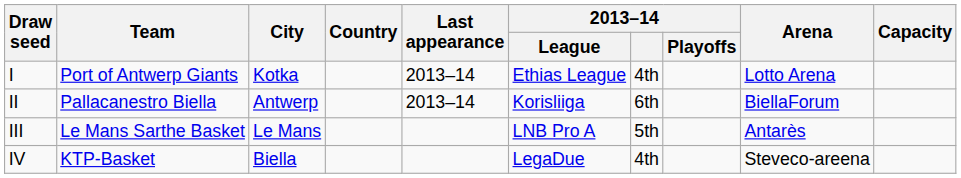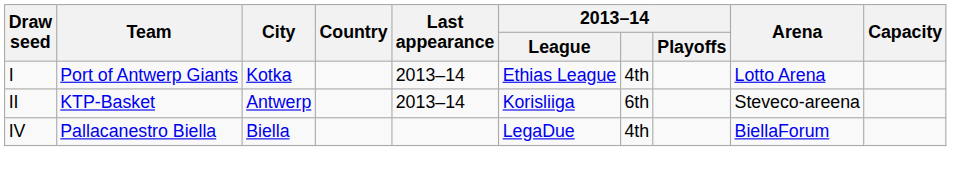(138, 103) Pallacanestro Biella -> (108, 103) KTP-Basket
(792, 103) BiellaForum -> (797, 103) Steveco-areena
- row: (30, 131)
(108, 159) KTP-Basket -> (138, 131) Pallacanestro Biella
(807, 159) Steveco-areena -> (782, 131) BiellaForum
